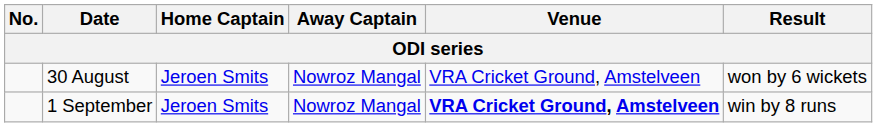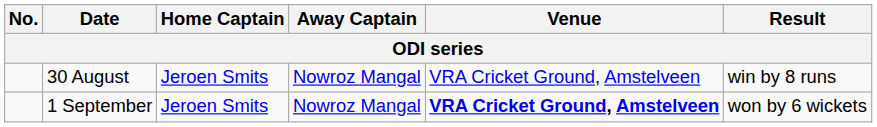(797, 77) won by 6 wickets -> (782, 77) win by 8 runs
(782, 106) win by 8 runs -> (797, 106) won by 6 wickets
